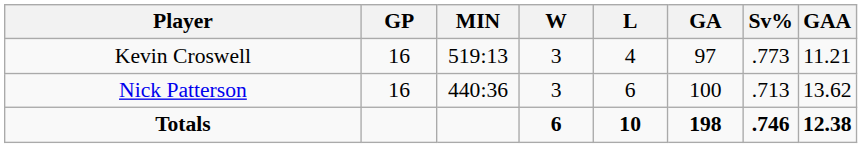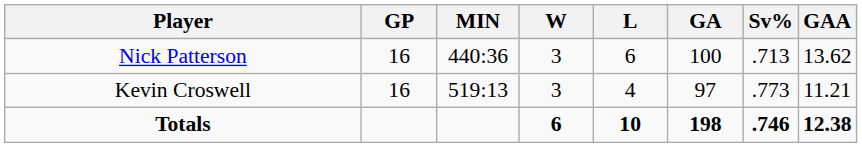rows swapped: (183, 55) <-> (183, 90)
